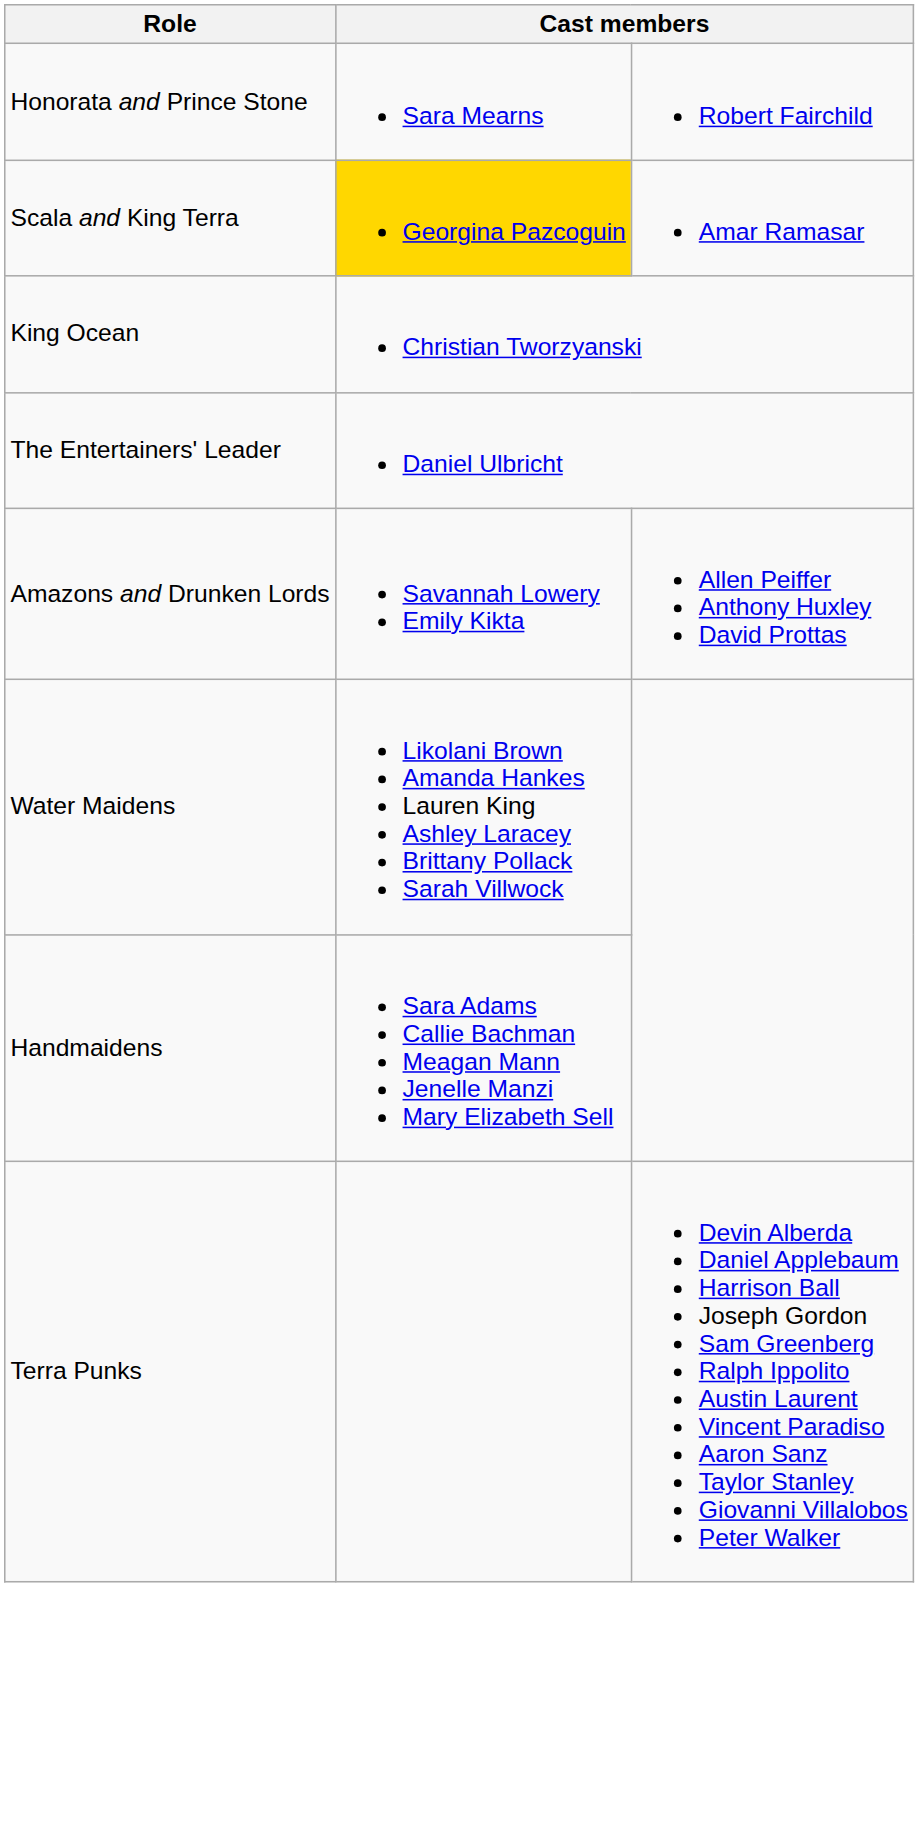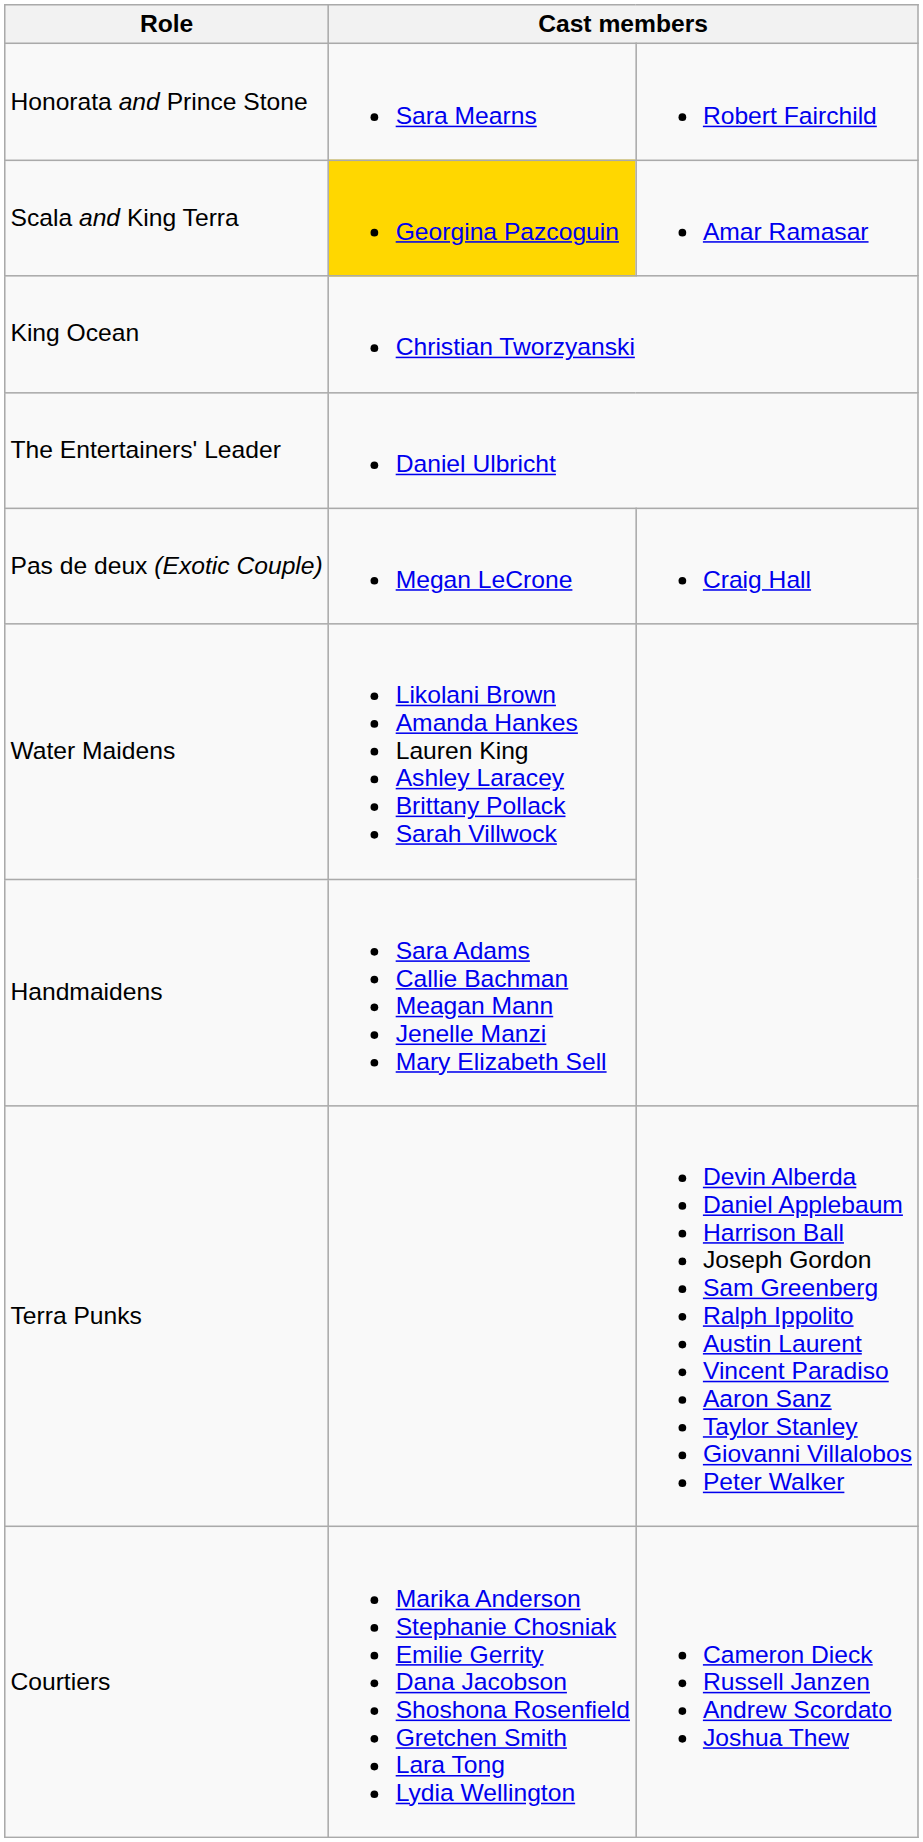+ row: (167, 565)
- row: (170, 593)
+ row: (60, 1681)
